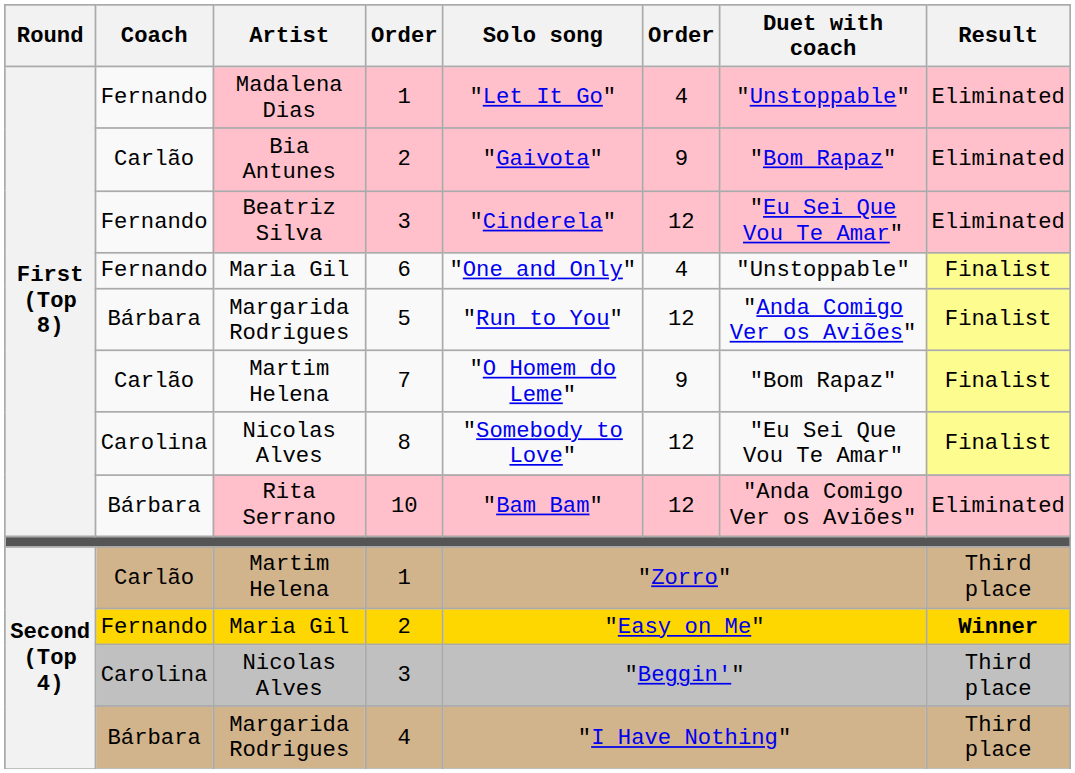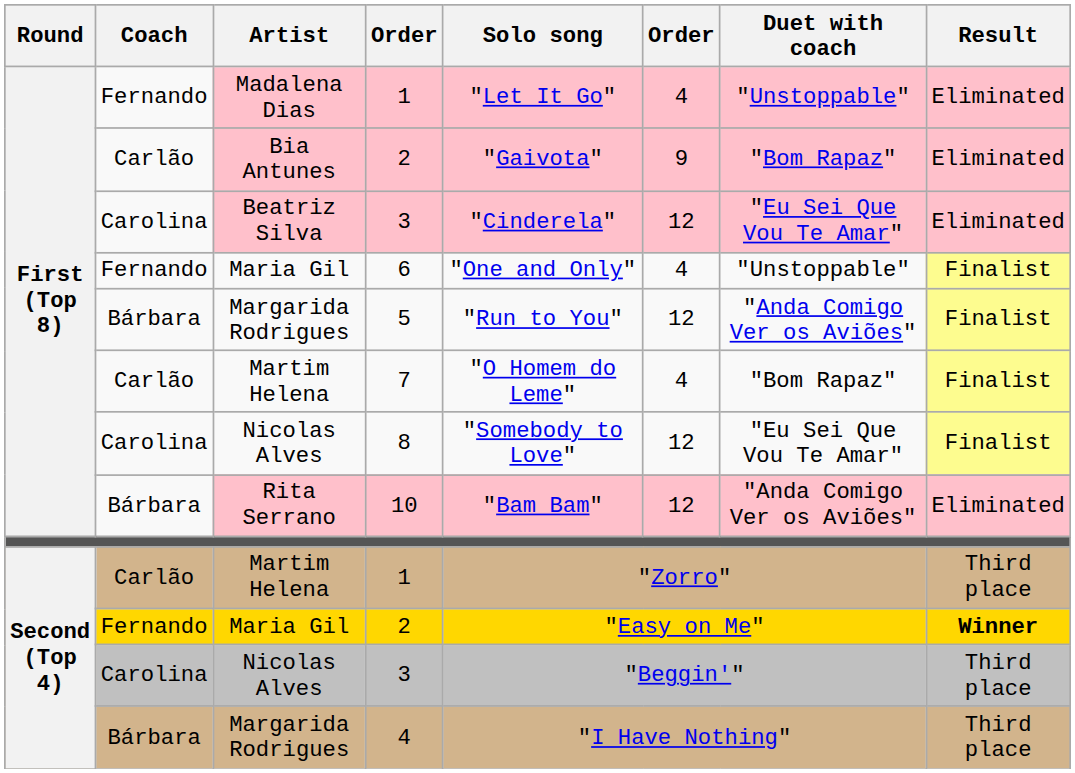(154, 221) Fernando -> (154, 221) Carolina
(681, 381) 9 -> (681, 381) 4
